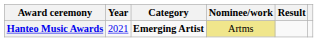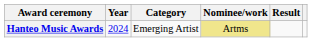(118, 28) 2021 -> (118, 28) 2024
(169, 28) bold -> (166, 28) normal
